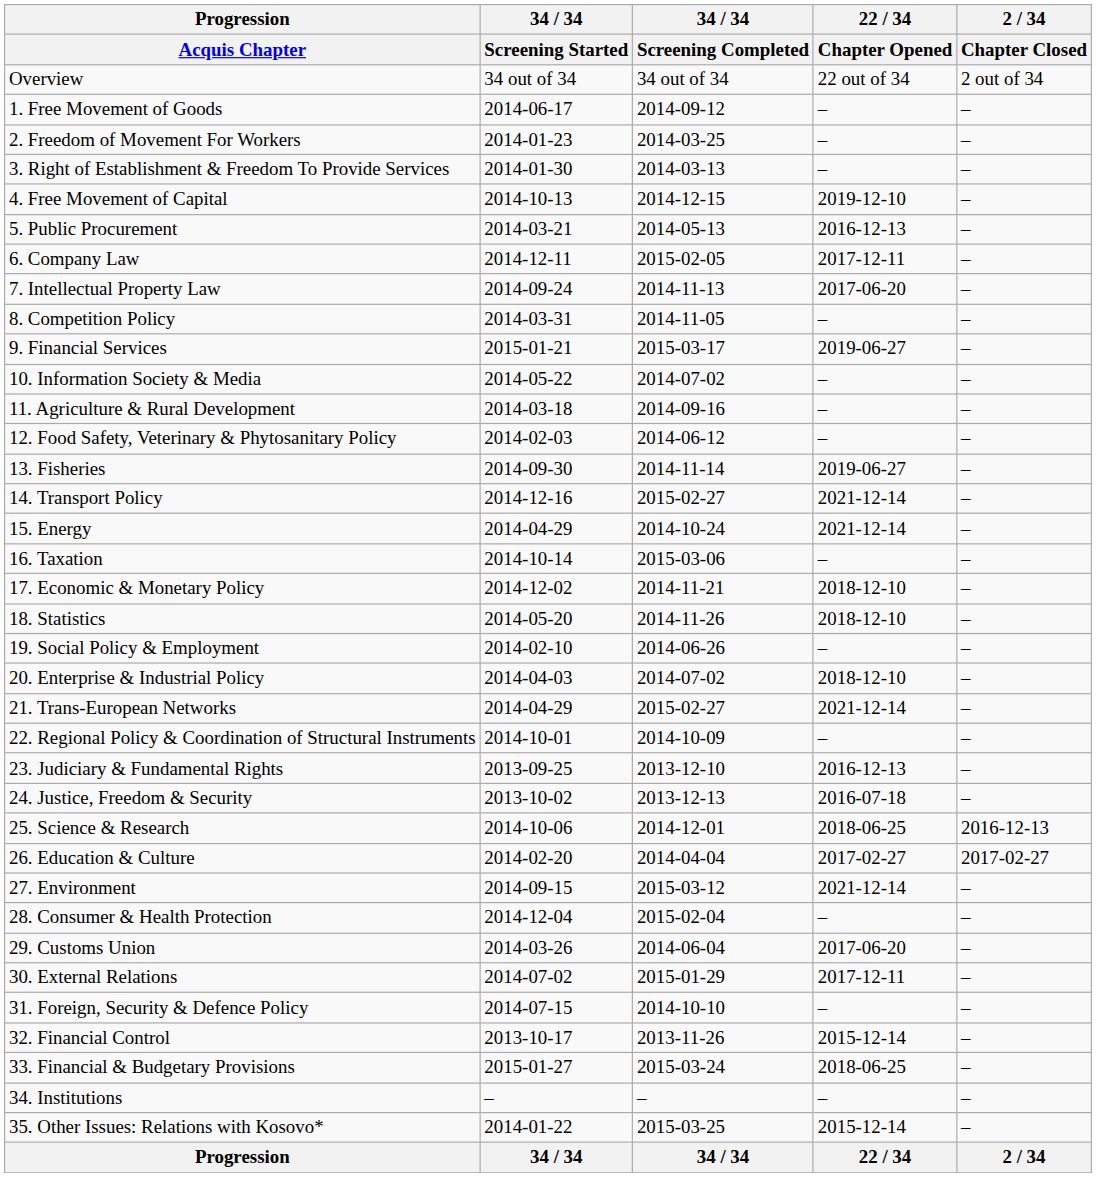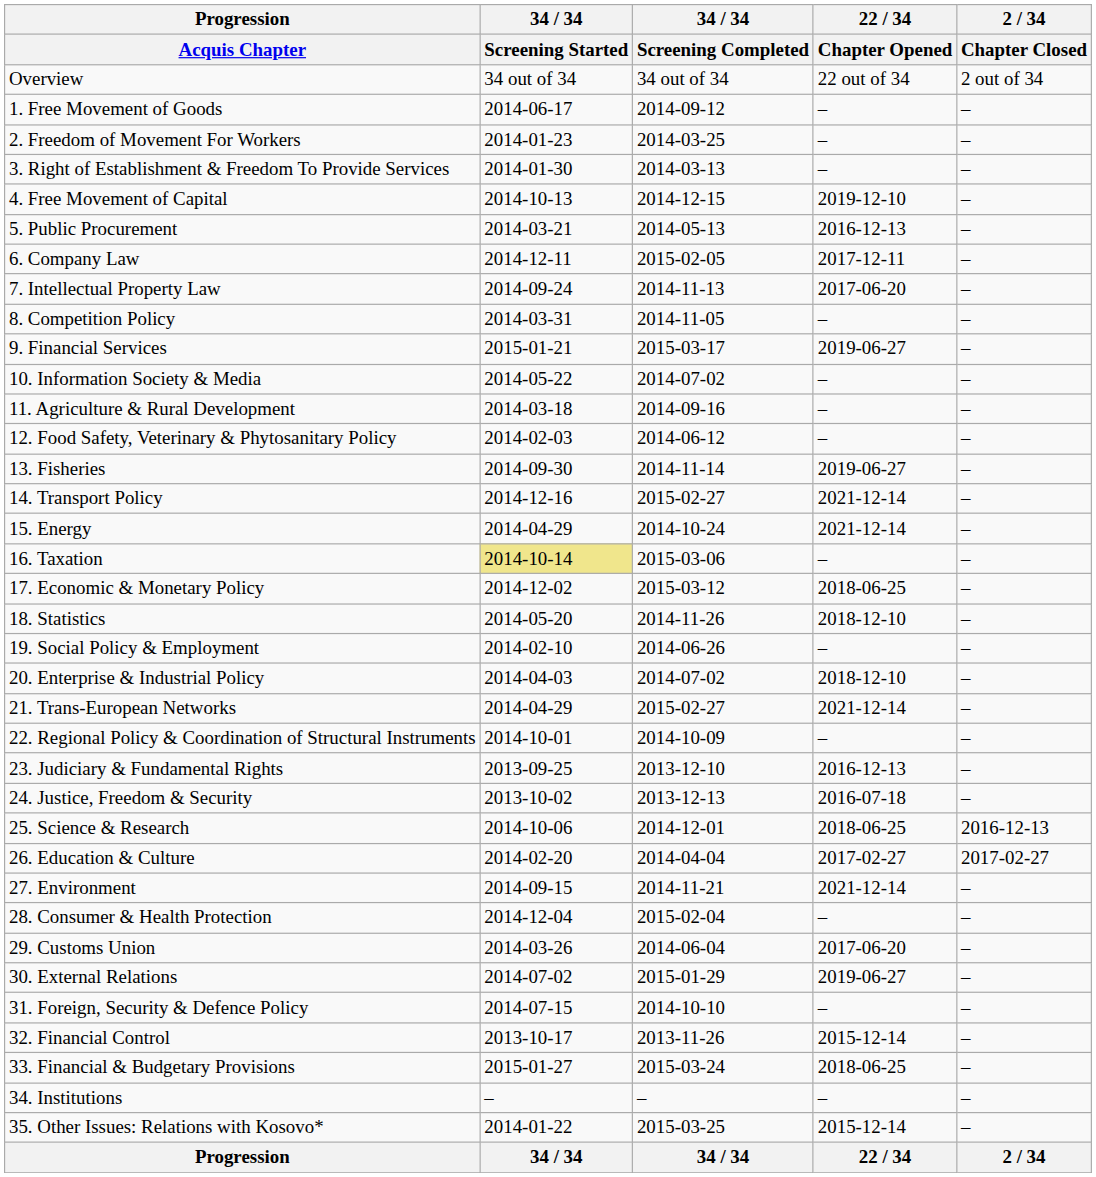(528, 558) no background -> (528, 558) khaki background
(681, 588) 2014-11-21 -> (681, 588) 2015-03-12
(862, 588) 2018-12-10 -> (862, 588) 2018-06-25
(681, 887) 2015-03-12 -> (681, 887) 2014-11-21
(862, 977) 2017-12-11 -> (862, 977) 2019-06-27
